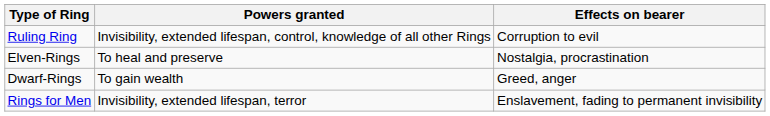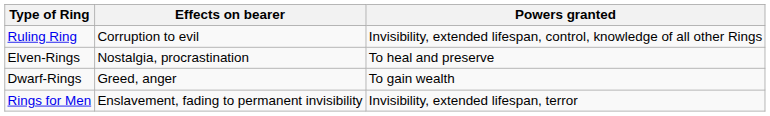columns swapped: (294, 15) <-> (630, 15)
